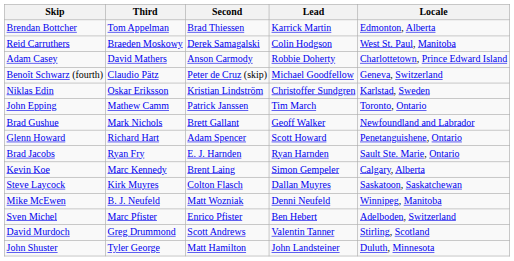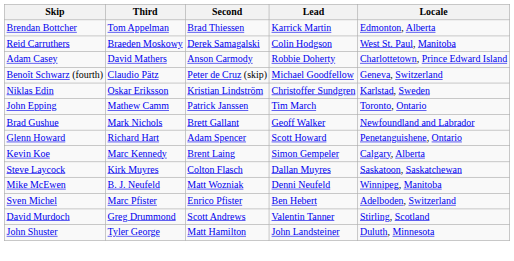- row: (31, 153)
